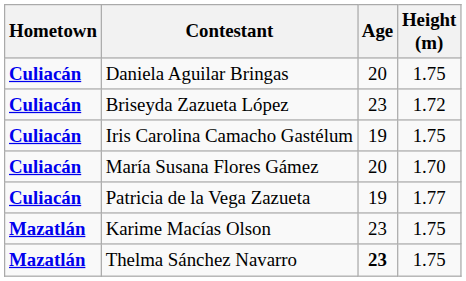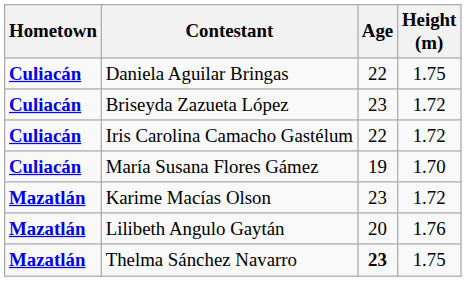(377, 73) 20 -> (377, 73) 22
(377, 135) 19 -> (377, 135) 22
(429, 135) 1.75 -> (429, 135) 1.72
(377, 166) 20 -> (377, 166) 19
- row: (208, 197)
(429, 229) 1.75 -> (429, 197) 1.72
+ row: (195, 229)
